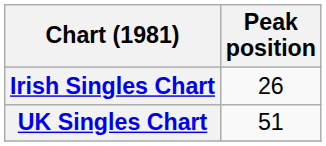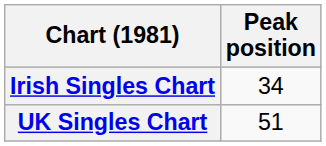(271, 85) 26 -> (271, 85) 34
